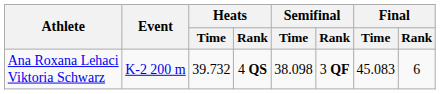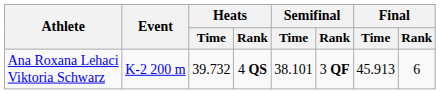(294, 69) 38.098 -> (294, 69) 38.101
(376, 69) 45.083 -> (376, 69) 45.913
